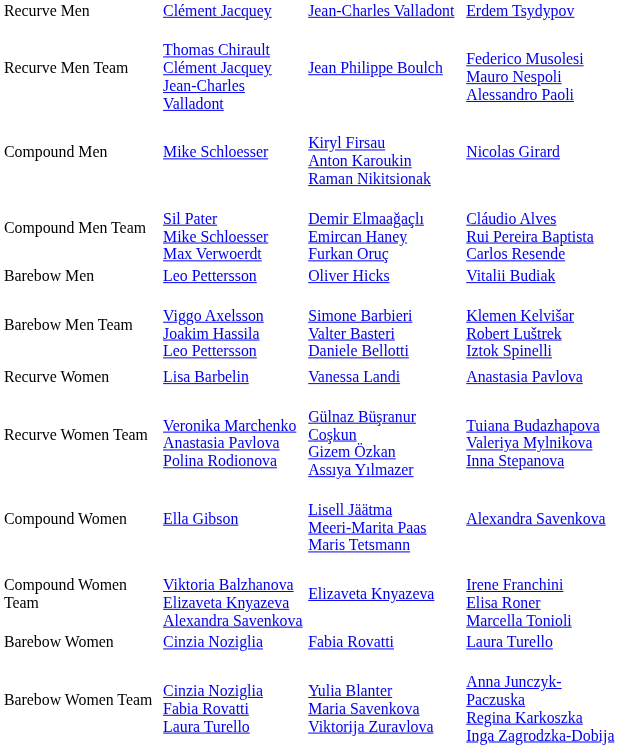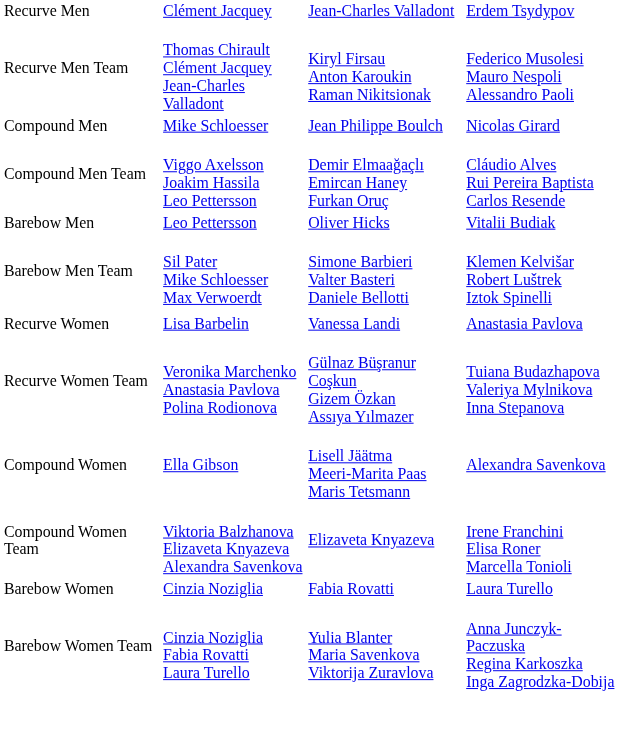(375, 68) Jean Philippe Boulch -> (370, 77) Kiryl Firsau Anton Karoukin Raman Nikitsionak
(370, 161) Kiryl Firsau Anton Karoukin Raman Nikitsionak -> (375, 125) Jean Philippe Boulch
(216, 236) Sil Pater Mike Schloesser Max Verwoerdt -> (213, 183) Viggo Axelsson Joakim Hassila Leo Pettersson
(213, 333) Viggo Axelsson Joakim Hassila Leo Pettersson -> (216, 280) Sil Pater Mike Schloesser Max Verwoerdt
